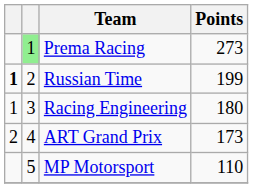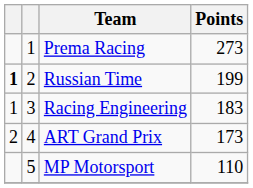(31, 48) lightgreen background -> (31, 48) no background
(230, 107) 180 -> (230, 107) 183
